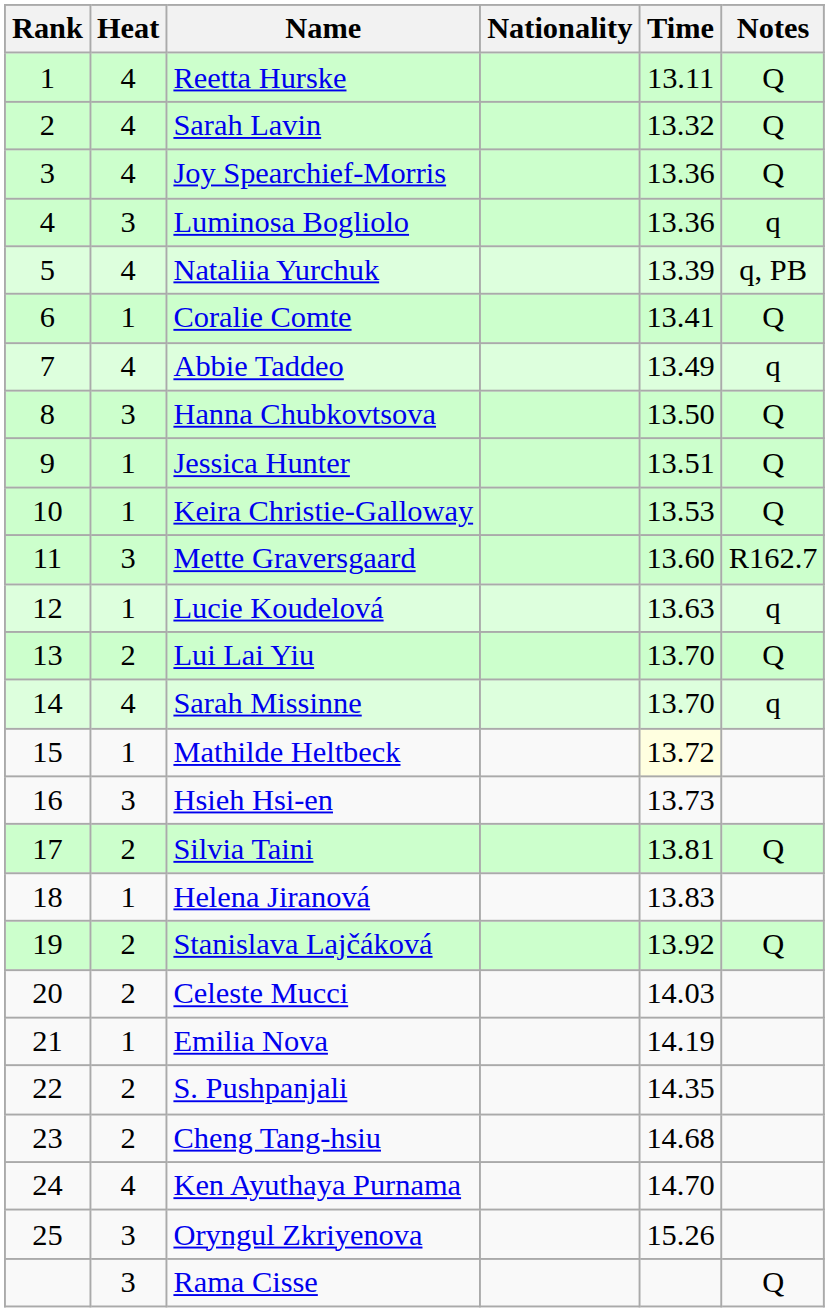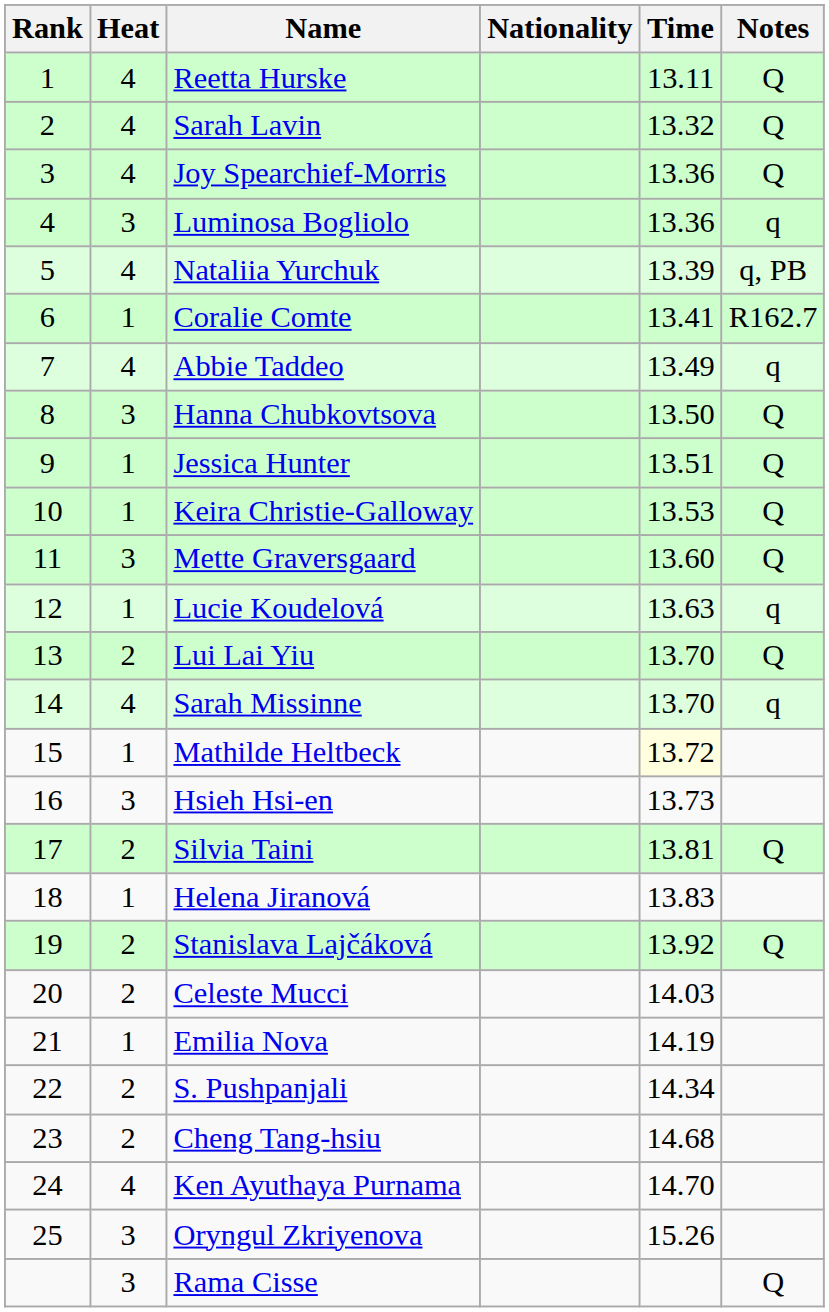(773, 317) Q -> (773, 317) R162.7
(773, 558) R162.7 -> (773, 558) Q
(681, 1089) 14.35 -> (681, 1089) 14.34
